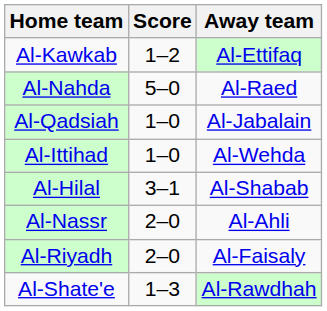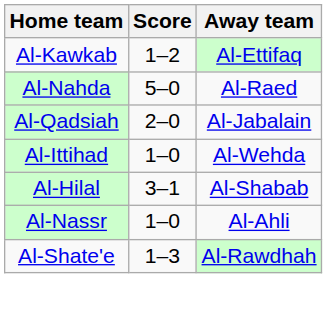(162, 121) 1–0 -> (162, 121) 2–0
(162, 222) 2–0 -> (162, 222) 1–0
- row: (66, 255)
